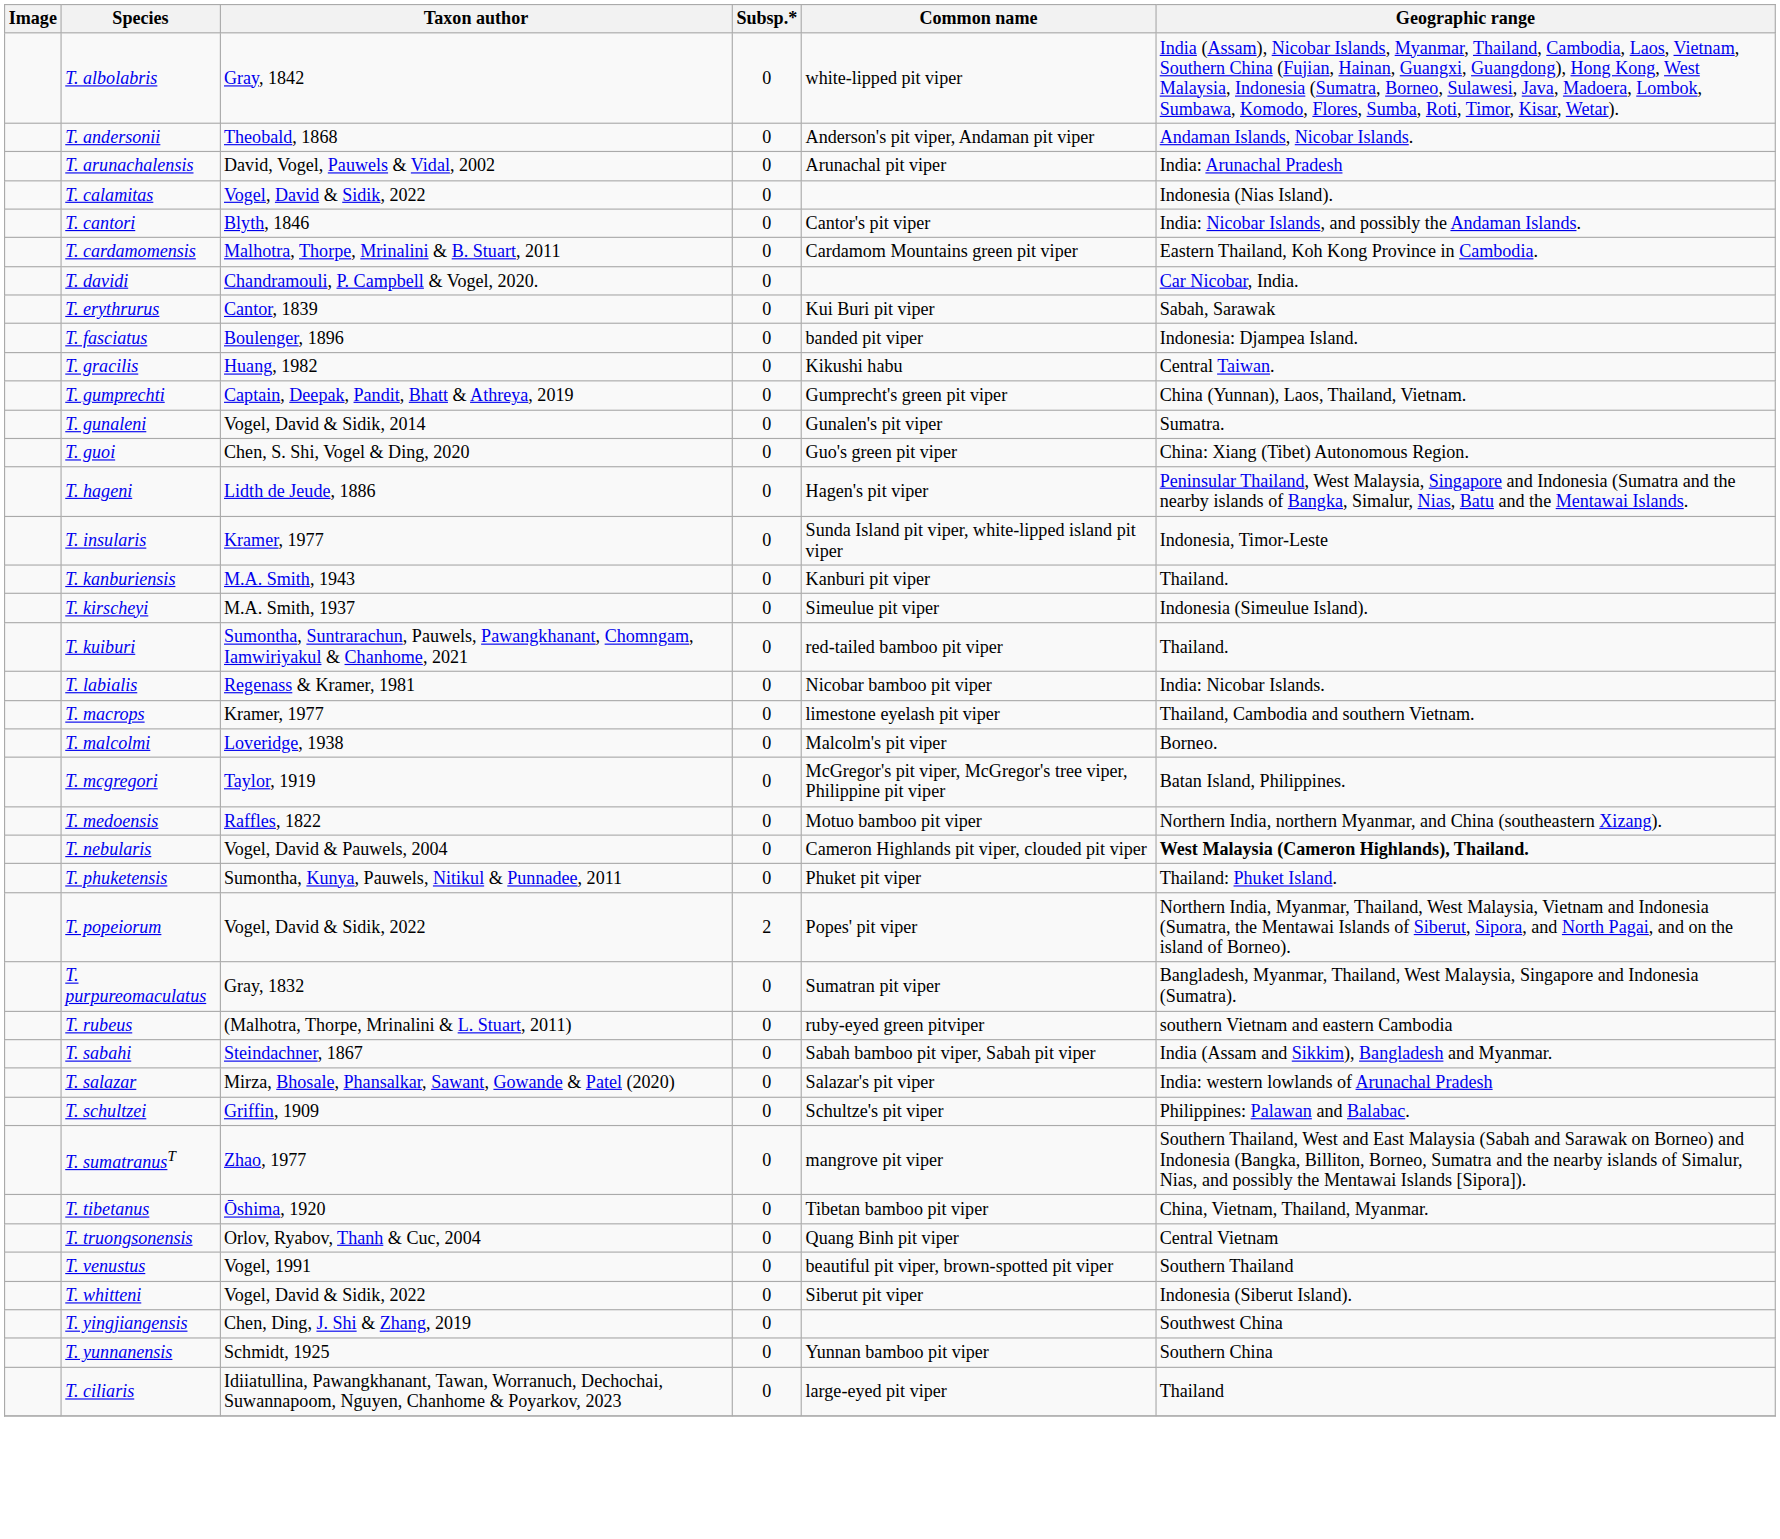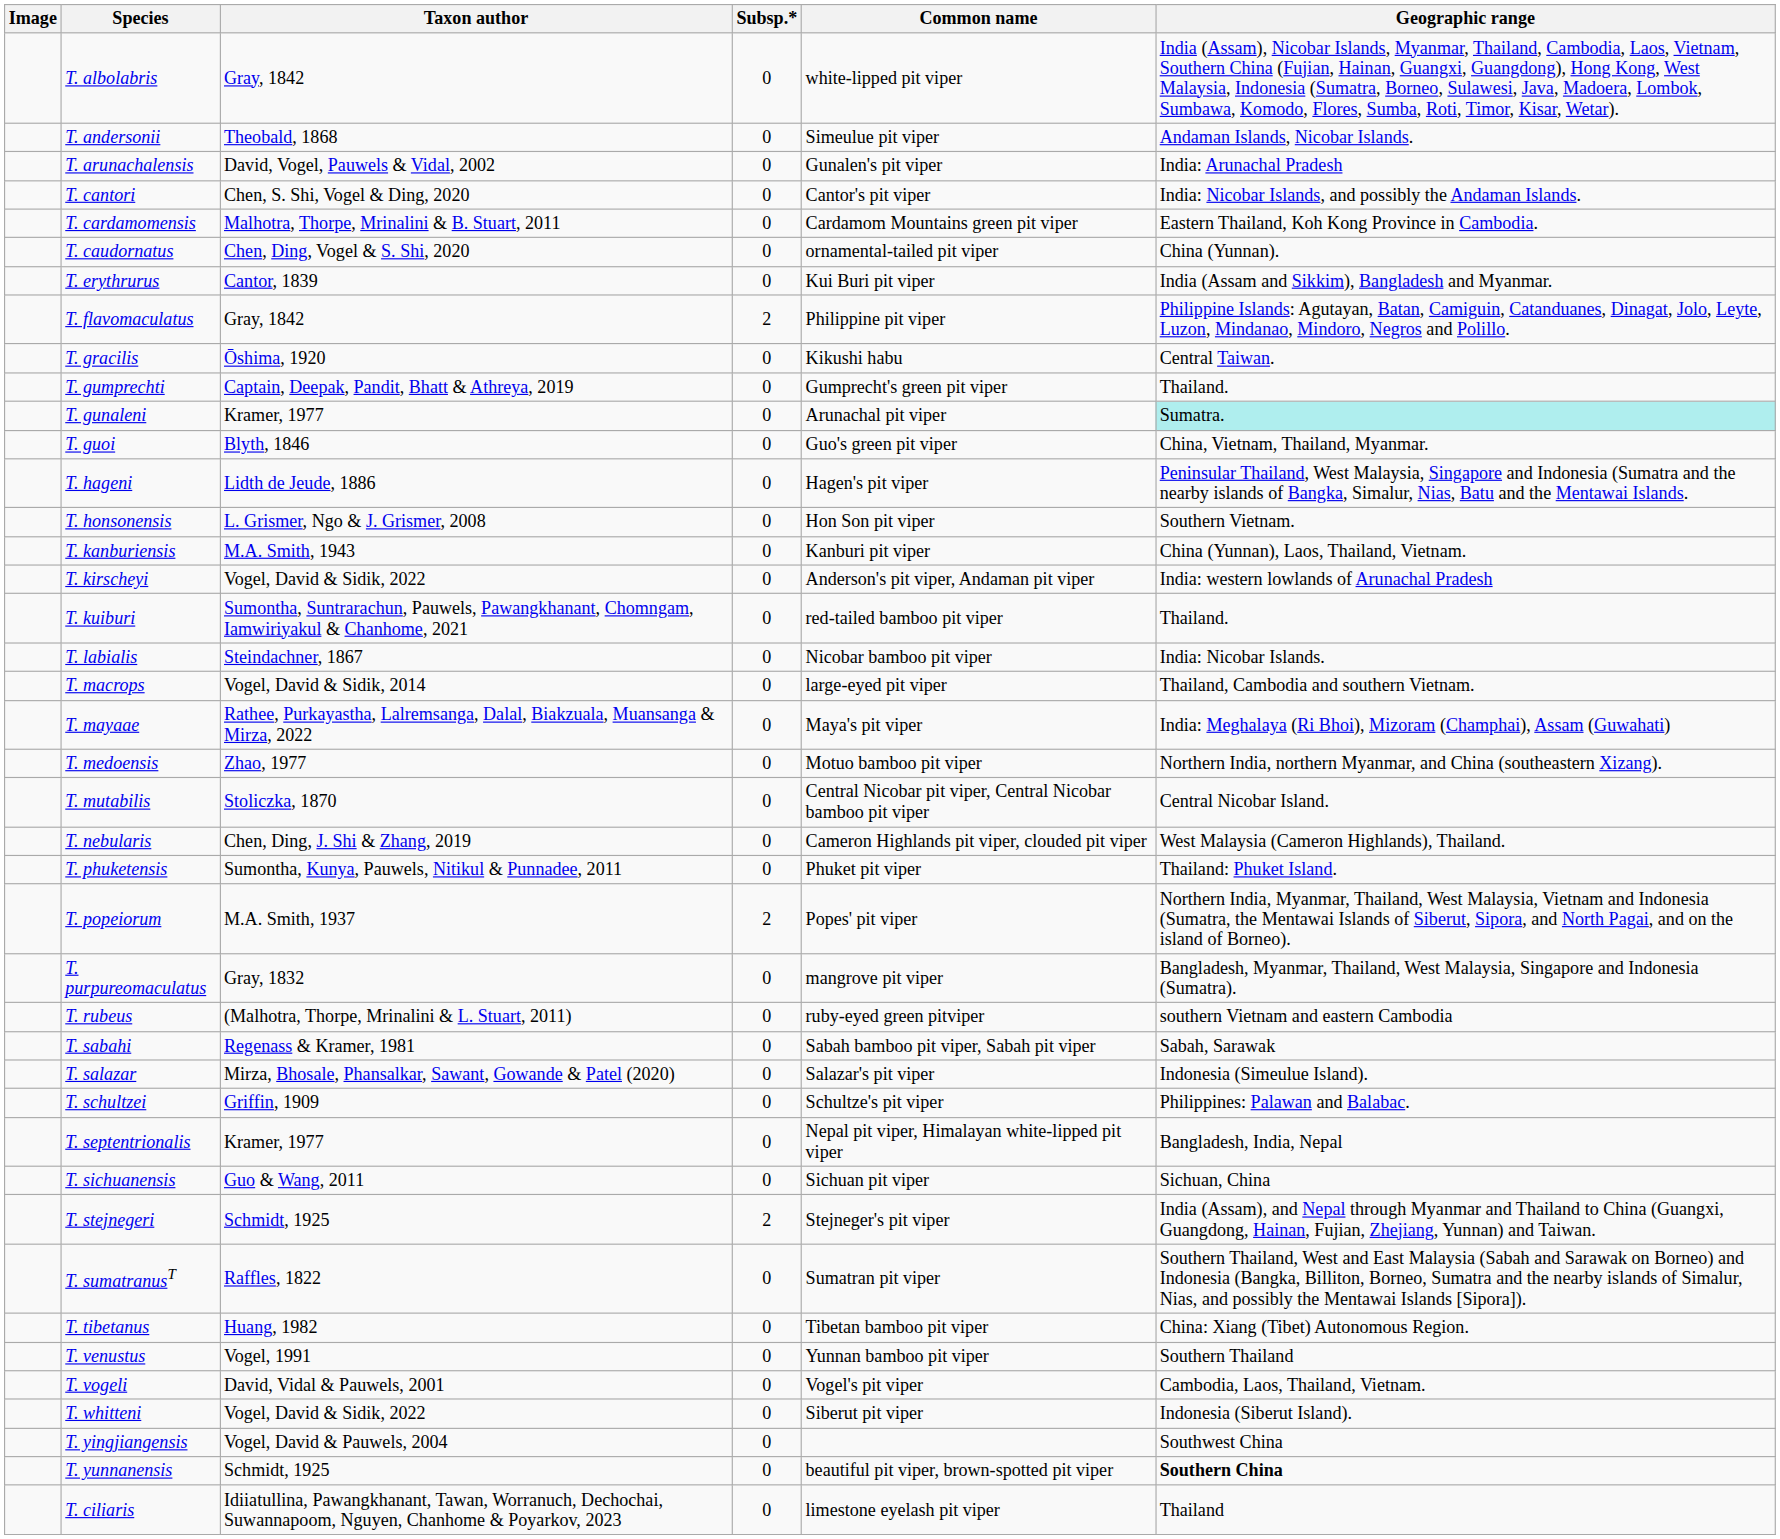(950, 137) Anderson's pit viper, Andaman pit viper -> (872, 137) Simeulue pit viper
(876, 165) Arunachal pit viper -> (874, 165) Gunalen's pit viper
- row: (109, 194)
(267, 223) Blyth, 1846 -> (347, 194) Chen, S. Shi, Vogel & Ding, 2020
+ row: (119, 251)
- row: (97, 280)
(1217, 309) Sabah, Sarawak -> (1356, 280) India (Assam and Sikkim), Bangladesh and Myanmar.
- row: (106, 337)
+ row: (129, 319)
(271, 366) Huang, 1982 -> (275, 358) Ōshima, 1920
(1313, 395) China (Yunnan), Laos, Thailand, Vietnam. -> (1194, 386) Thailand.
(325, 423) Vogel, David & Sidik, 2014 -> (274, 415) Kramer, 1977
(874, 423) Gunalen's pit viper -> (876, 415) Arunachal pit viper
(1192, 423) no background -> (1192, 415) paleturquoise background
(347, 452) Chen, S. Shi, Vogel & Ding, 2020 -> (267, 444) Blyth, 1846
(1314, 452) China: Xiang (Tibet) Autonomous Region. -> (1294, 444) China, Vietnam, Thailand, Myanmar.
+ row: (118, 521)
- row: (106, 540)
(1194, 579) Thailand. -> (1313, 550) China (Yunnan), Laos, Thailand, Vietnam.
(290, 607) M.A. Smith, 1937 -> (325, 579) Vogel, David & Sidik, 2022
(872, 607) Simeulue pit viper -> (950, 579) Anderson's pit viper, Andaman pit viper
(1264, 607) Indonesia (Simeulue Island). -> (1326, 579) India: western lowlands of Arunachal Pradesh
(320, 685) Regenass & Kramer, 1981 -> (293, 657) Steindachner, 1867
(274, 714) Kramer, 1977 -> (325, 685) Vogel, David & Sidik, 2014
(903, 714) limestone eyelash pit viper -> (876, 685) large-eyed pit viper
- row: (108, 743)
+ row: (102, 724)
- row: (111, 781)
(273, 820) Raffles, 1822 -> (265, 763) Zhao, 1977
+ row: (108, 802)
(336, 849) Vogel, David & Pauwels, 2004 -> (348, 841) Chen, Ding, J. Shi & Zhang, 2019
(1344, 849) bold -> (1333, 841) normal
(325, 927) Vogel, David & Sidik, 2022 -> (290, 918) M.A. Smith, 1937
(873, 986) Sumatran pit viper -> (874, 977) mangrove pit viper
(293, 1053) Steindachner, 1867 -> (320, 1045) Regenass & Kramer, 1981
(1356, 1053) India (Assam and Sikkim), Bangladesh and Myanmar. -> (1217, 1045) Sabah, Sarawak
(1326, 1082) India: western lowlands of Arunachal Pradesh -> (1264, 1074) Indonesia (Simeulue Island).
+ row: (128, 1141)
+ row: (120, 1180)
+ row: (110, 1219)
(265, 1160) Zhao, 1977 -> (273, 1278) Raffles, 1822
(874, 1160) mangrove pit viper -> (873, 1278) Sumatran pit viper
(275, 1209) Ōshima, 1920 -> (271, 1327) Huang, 1982
(1294, 1209) China, Vietnam, Thailand, Myanmar. -> (1314, 1327) China: Xiang (Tibet) Autonomous Region.
- row: (129, 1237)
(959, 1266) beautiful pit viper, brown-spotted pit viper -> (897, 1356) Yunnan bamboo pit viper
+ row: (96, 1384)
(348, 1323) Chen, Ding, J. Shi & Zhang, 2019 -> (336, 1442) Vogel, David & Pauwels, 2004
(897, 1352) Yunnan bamboo pit viper -> (959, 1470) beautiful pit viper, brown-spotted pit viper
(1216, 1352) normal -> (1221, 1470) bold
(876, 1391) large-eyed pit viper -> (903, 1509) limestone eyelash pit viper
